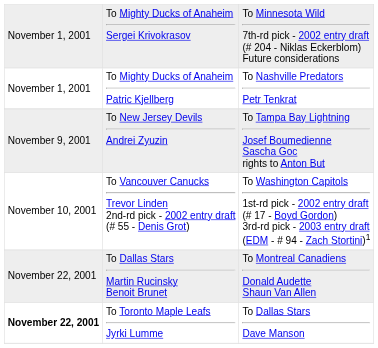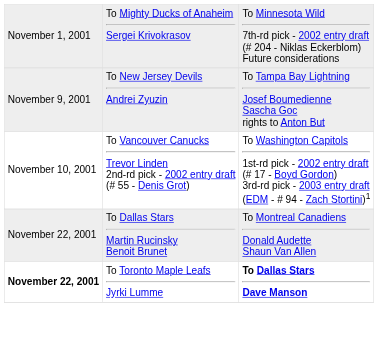- row: (171, 88)
(306, 323) normal -> (306, 282) bold
